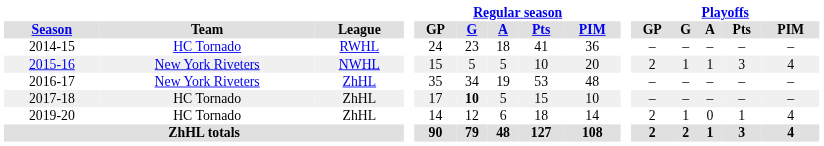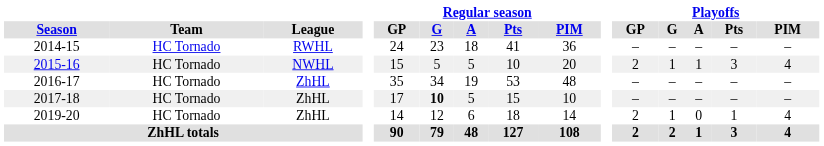(207, 64) New York Riveters -> (186, 64) HC Tornado
(207, 81) New York Riveters -> (186, 81) HC Tornado
